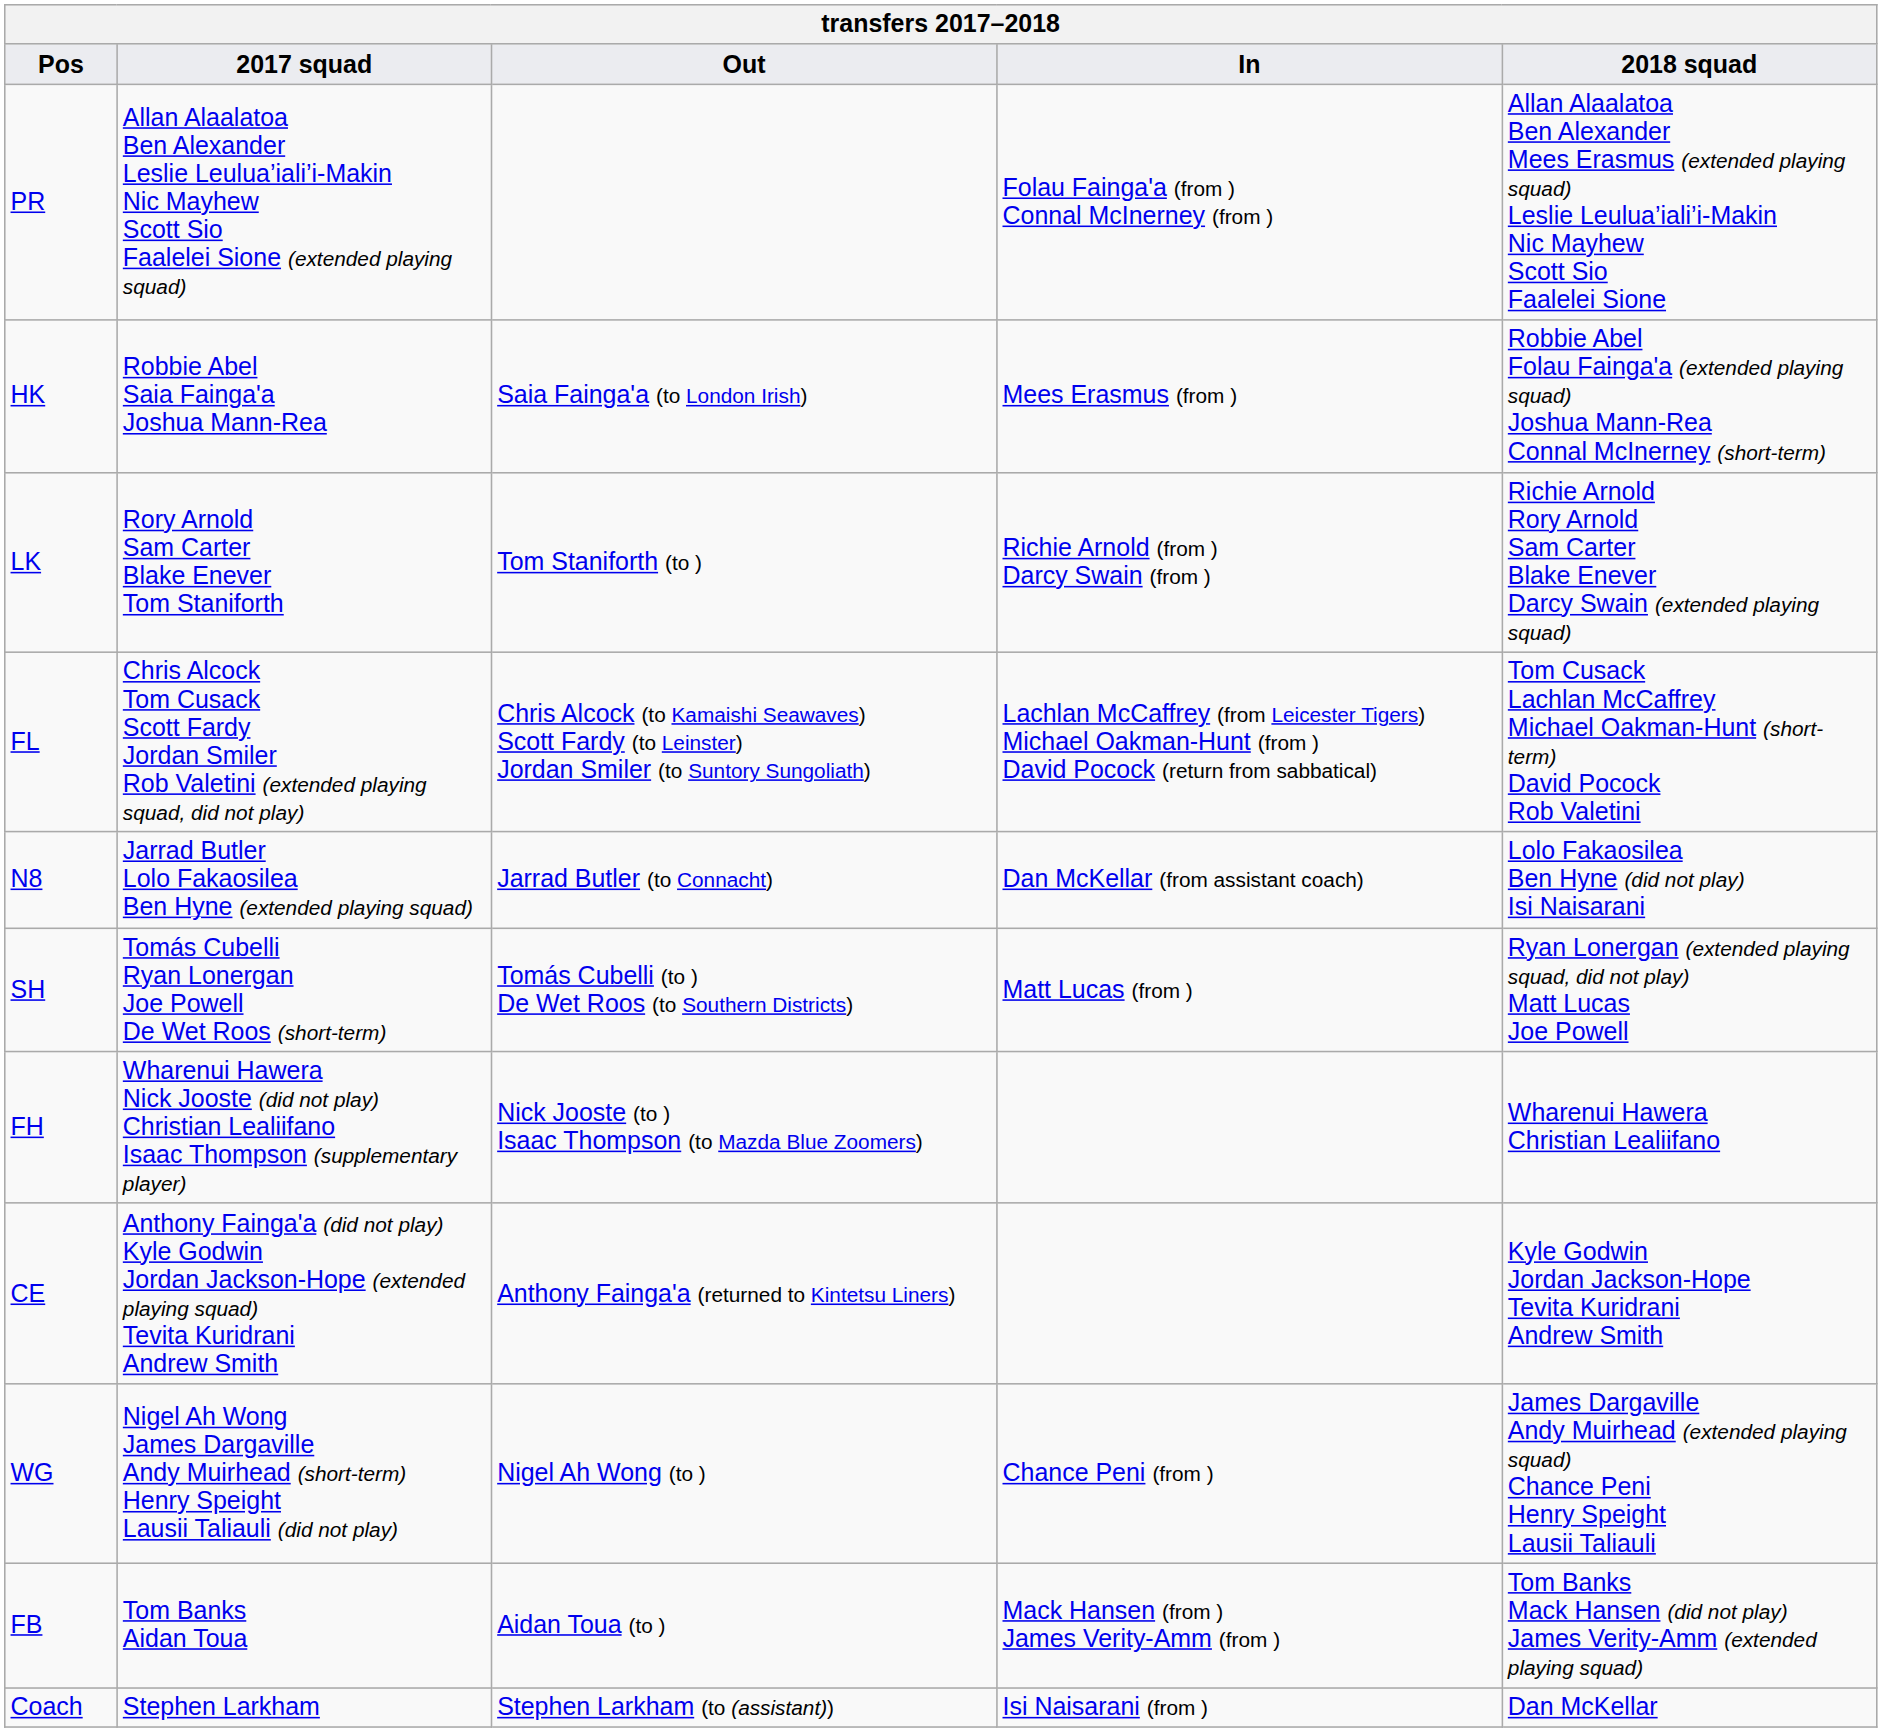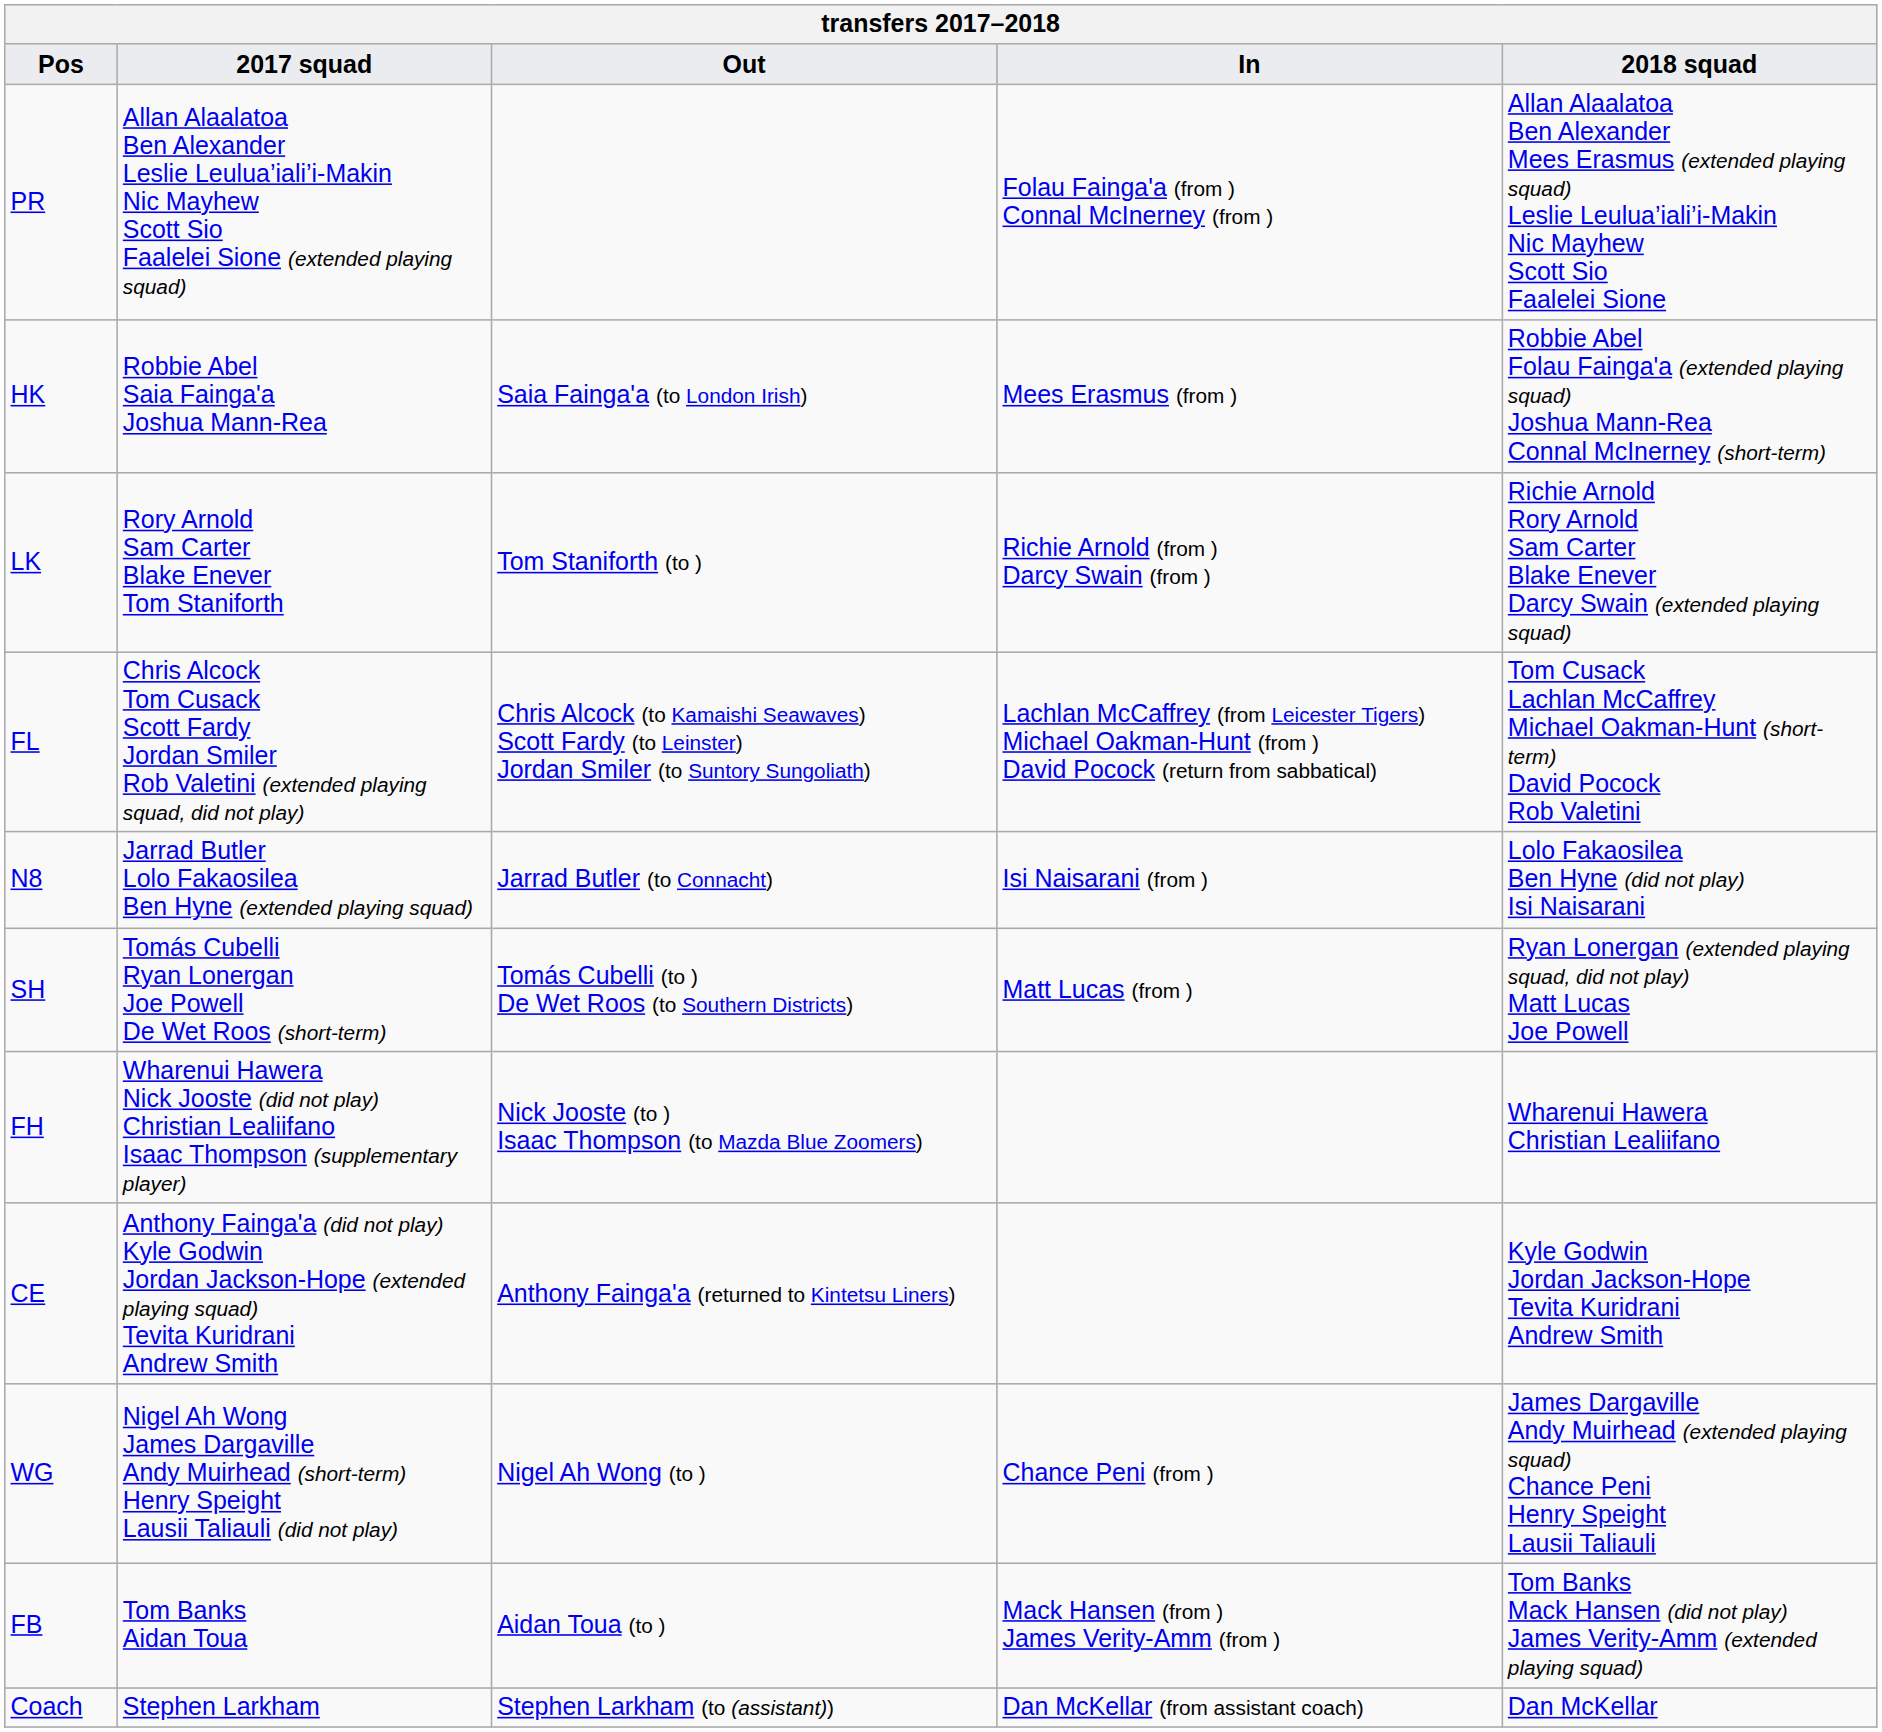(1183, 879) Dan McKellar (from assistant coach) -> (1105, 879) Isi Naisarani (from )
(1105, 1706) Isi Naisarani (from ) -> (1183, 1706) Dan McKellar (from assistant coach)
